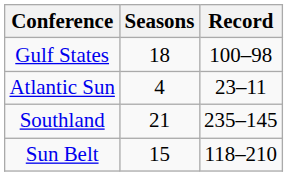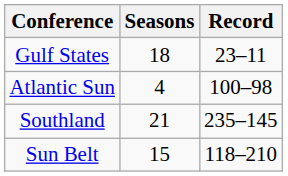(241, 54) 100–98 -> (241, 54) 23–11
(241, 87) 23–11 -> (241, 87) 100–98
